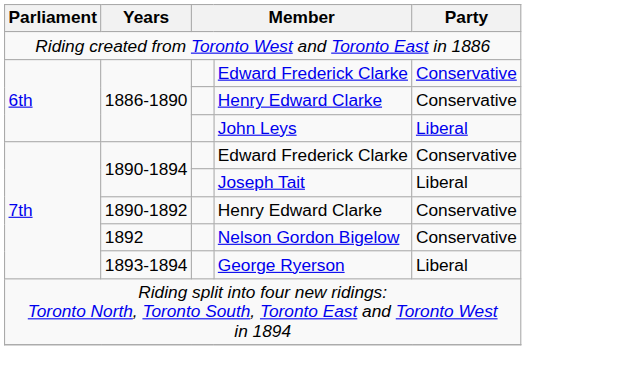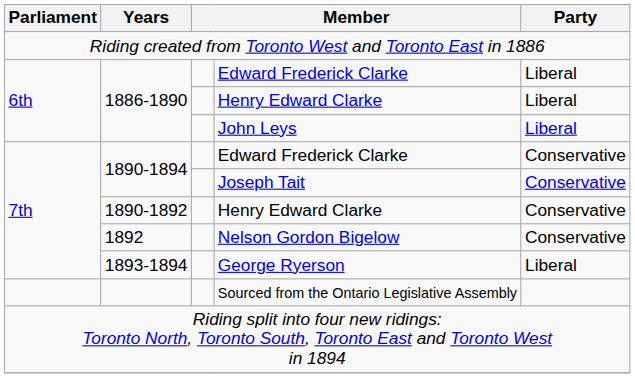(466, 73) Conservative -> (551, 73) Liberal
(466, 100) Conservative -> (551, 100) Liberal
(442, 182) Liberal -> (575, 182) Conservative
+ row: (146, 292)
